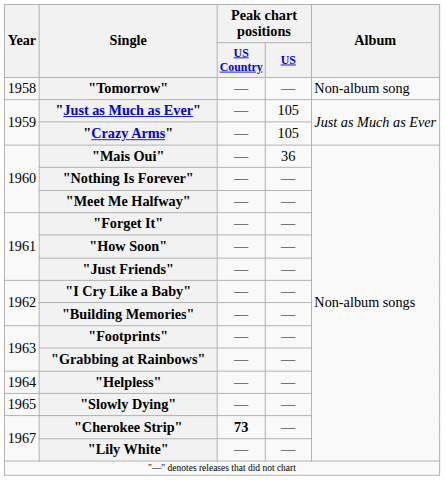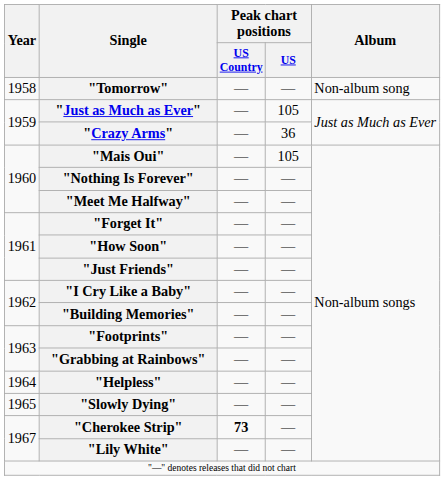(288, 133) 105 -> (288, 133) 36
(288, 156) 36 -> (288, 156) 105
